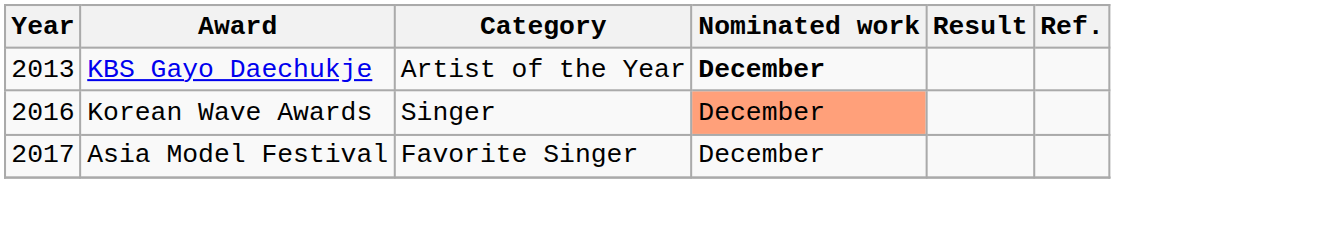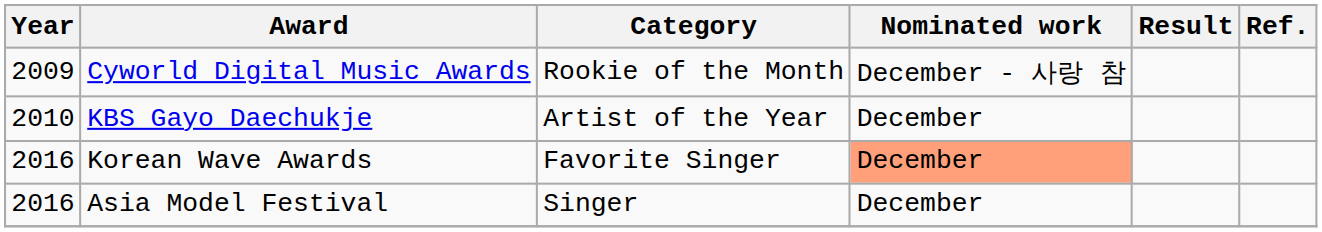+ row: (309, 73)
(43, 70) 2013 -> (43, 119) 2010
(762, 70) bold -> (920, 119) normal
(448, 113) Singer -> (662, 162) Favorite Singer
(43, 156) 2017 -> (43, 205) 2016
(519, 156) Favorite Singer -> (591, 205) Singer
